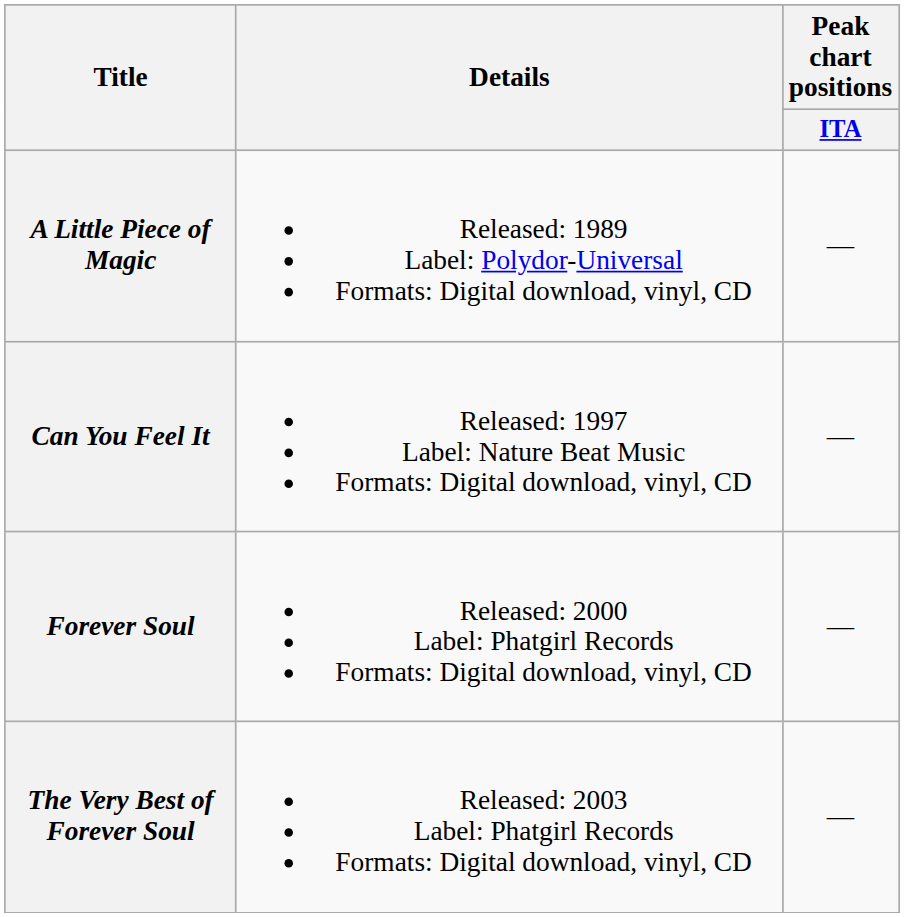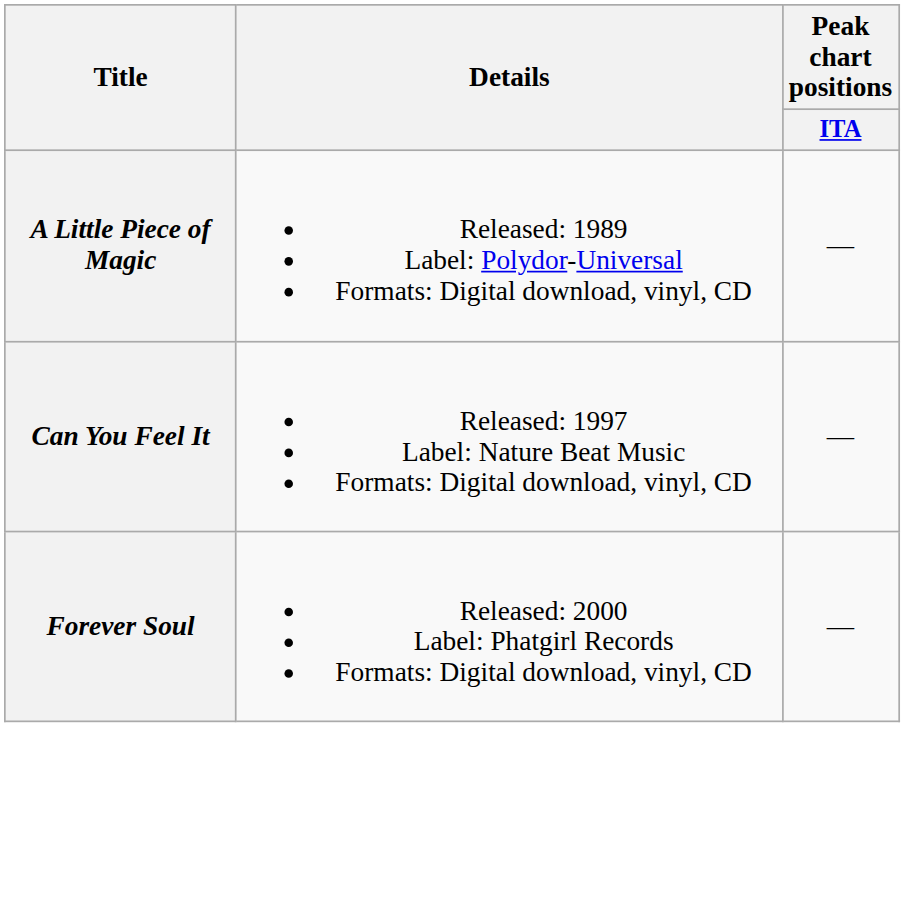- row: (121, 816)
